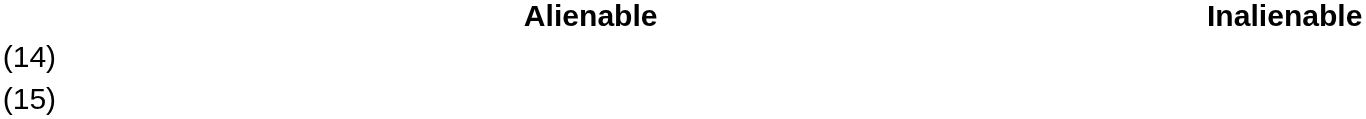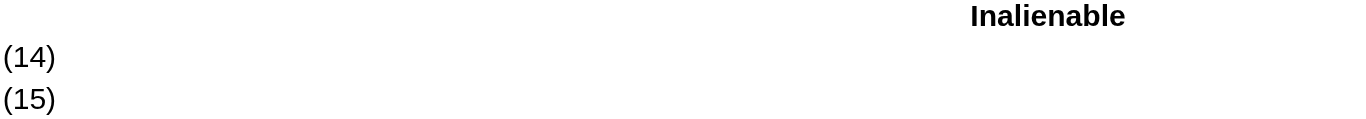- column: (591, 16)
